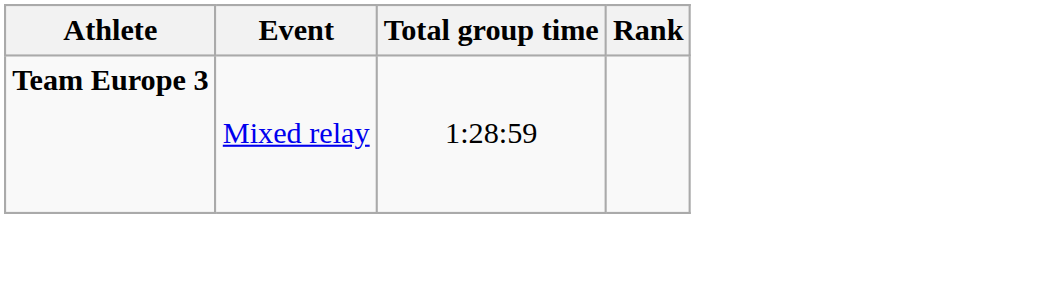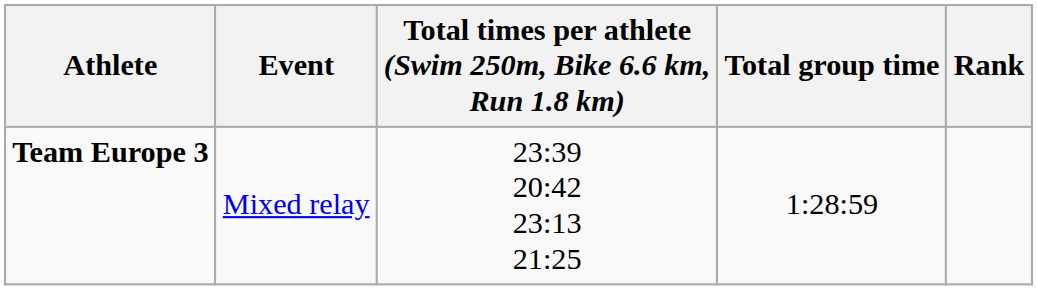+ column: (547, 65)
